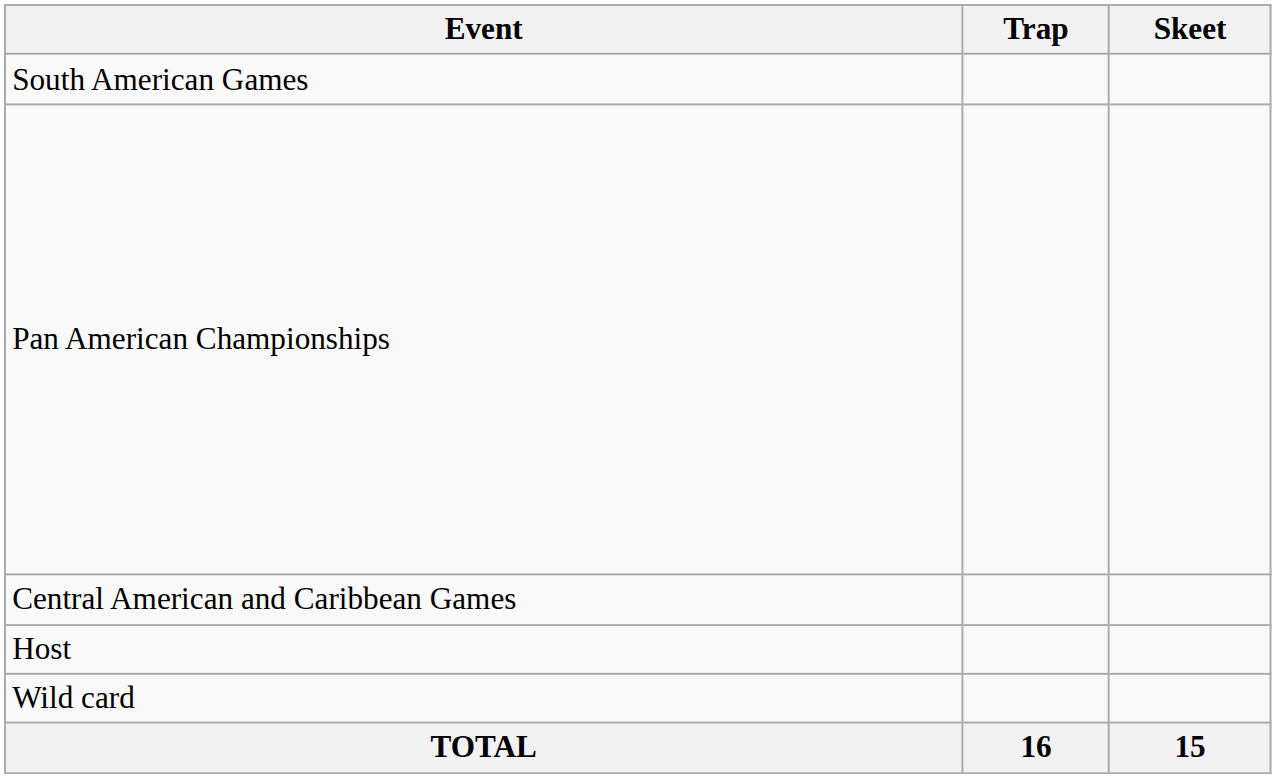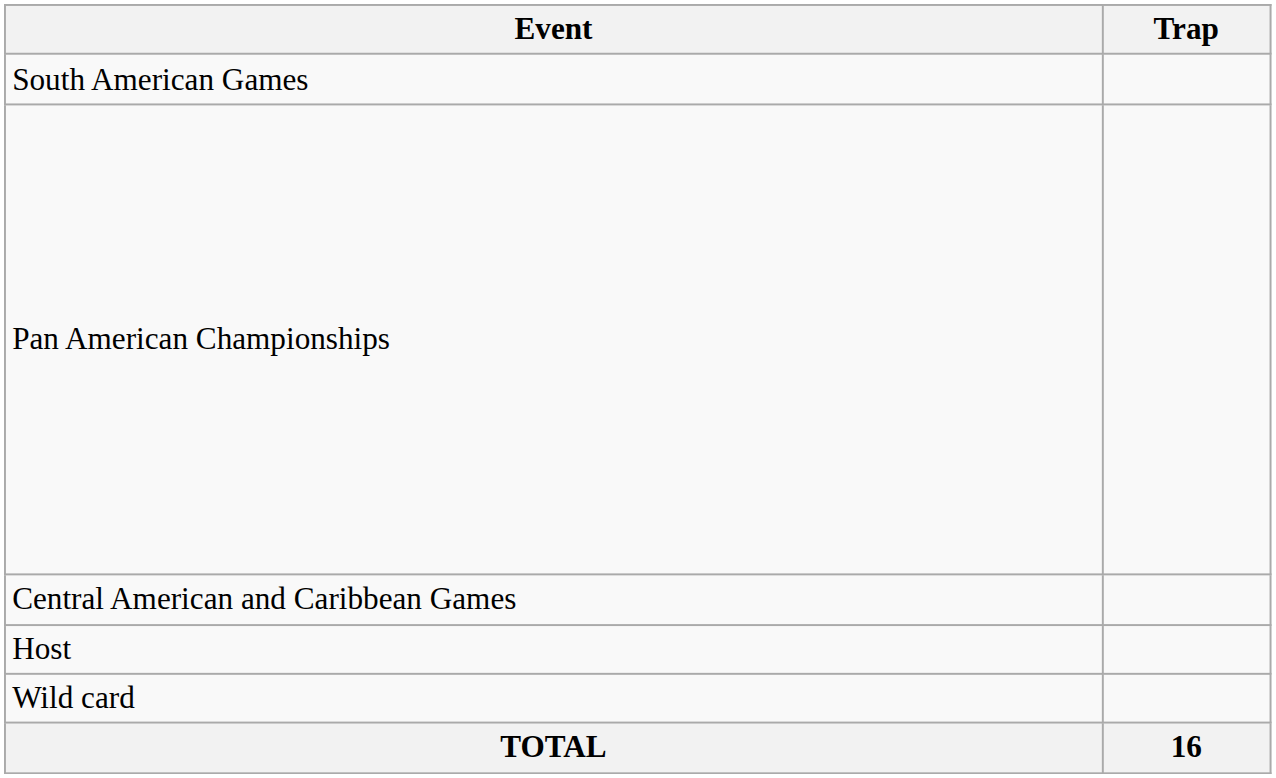- column: (1190, 29)
